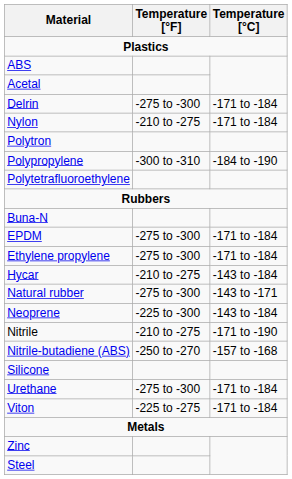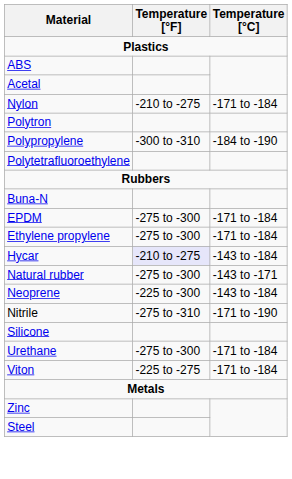- row: (23, 103)
(168, 274) no background -> (168, 255) lavender background
(168, 332) -210 to -275 -> (168, 312) -275 to -310
- row: (68, 351)
